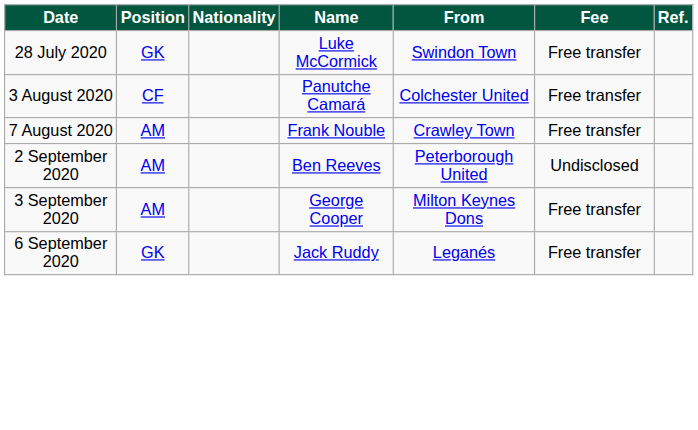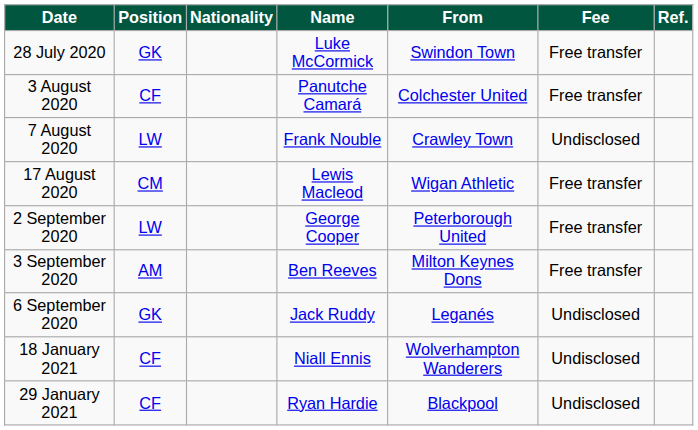(153, 131) AM -> (150, 140) LW
(594, 131) Free transfer -> (596, 140) Undisclosed
+ row: (59, 184)
(153, 166) AM -> (150, 228) LW
(336, 166) Ben Reeves -> (332, 228) George Cooper
(594, 166) Undisclosed -> (596, 228) Free transfer
(336, 210) George Cooper -> (332, 271) Ben Reeves
(594, 253) Free transfer -> (596, 315) Undisclosed
+ row: (59, 359)
+ row: (59, 403)
